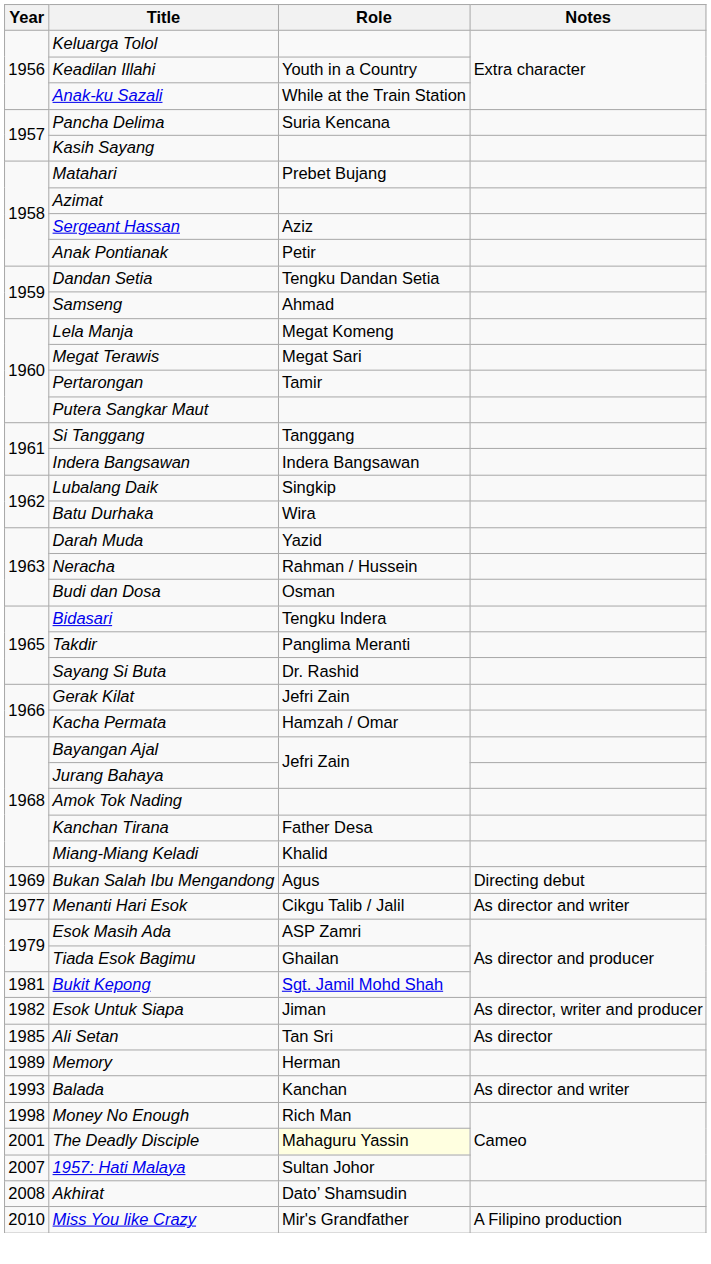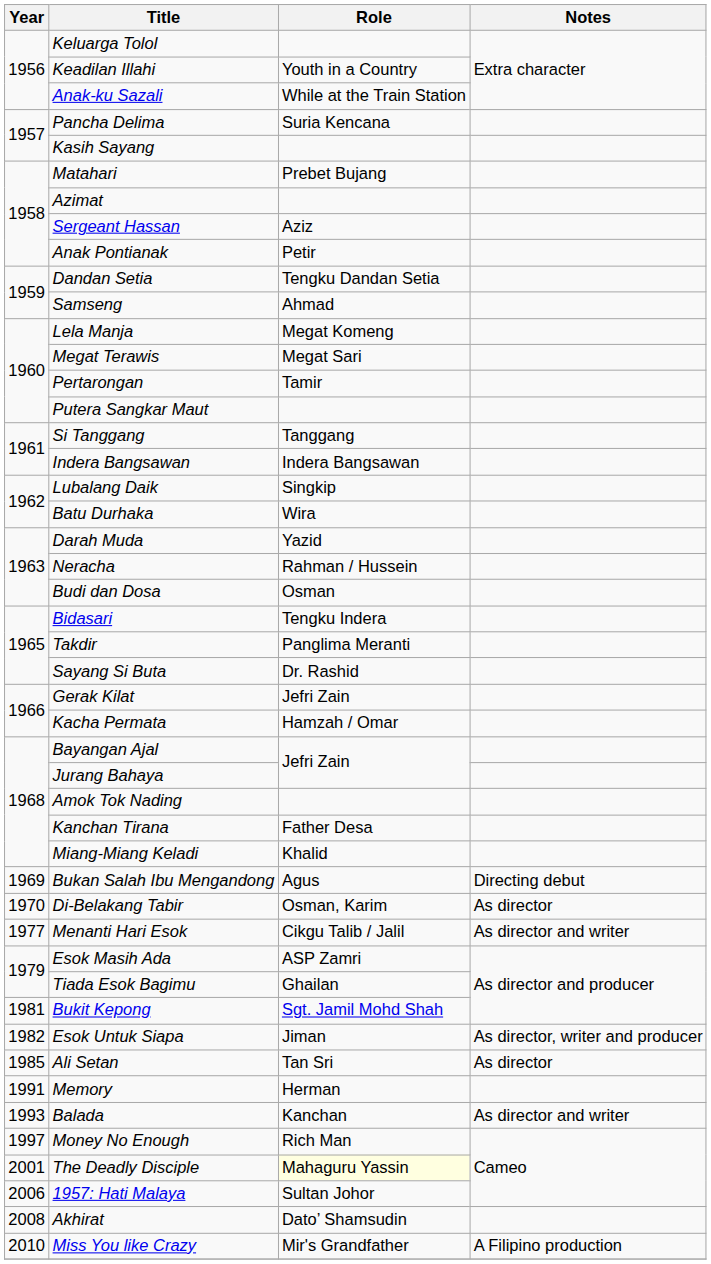+ row: (118, 906)
(27, 1063) 1989 -> (27, 1089) 1991
(27, 1115) 1998 -> (27, 1141) 1997
(27, 1167) 2007 -> (27, 1193) 2006
